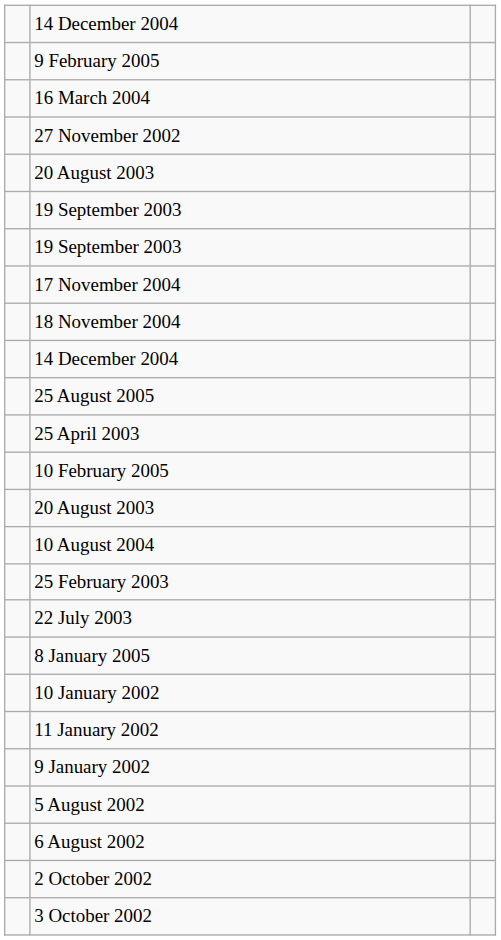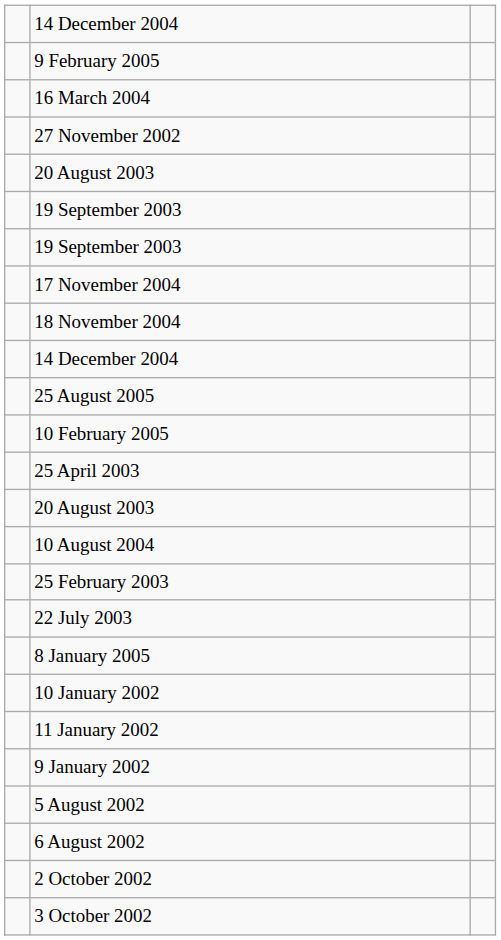rows swapped: (17, 470) <-> (17, 433)
